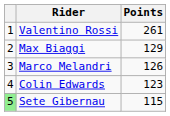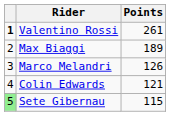(10, 31) normal -> (10, 31) bold
(153, 49) 129 -> (153, 49) 189
(153, 85) 123 -> (153, 85) 121
